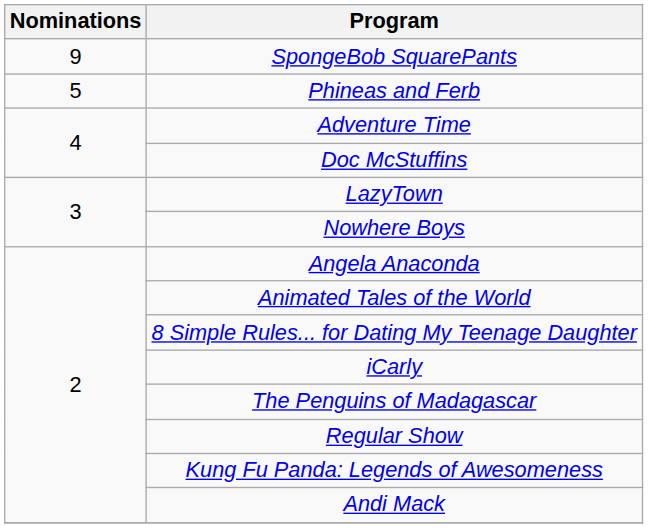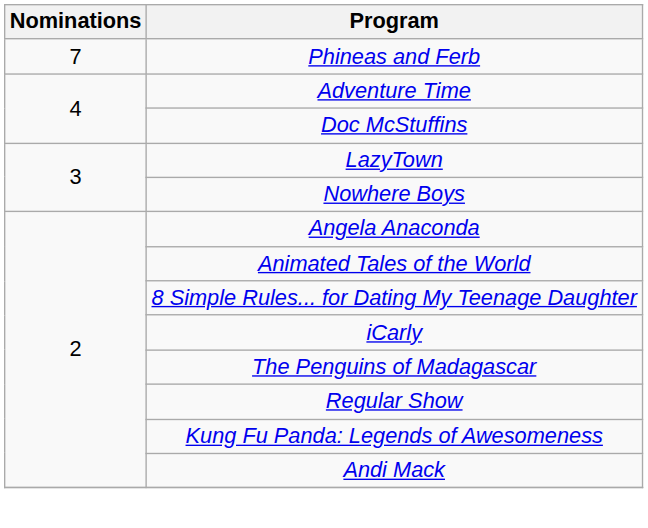- row: (394, 56)
(76, 90) 5 -> (76, 56) 7
